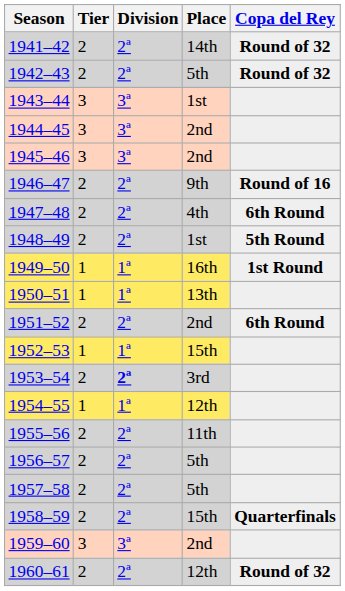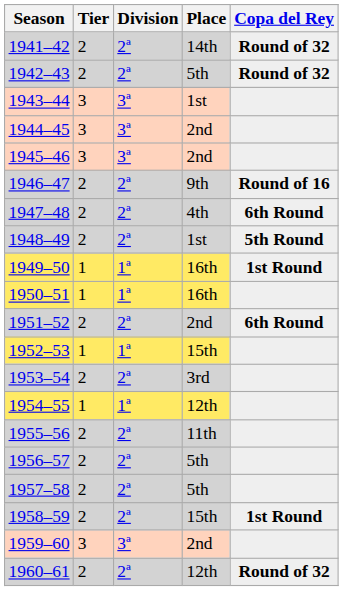(202, 294) 13th -> (202, 294) 16th
(124, 377) bold -> (124, 377) normal
(285, 516) Quarterfinals -> (284, 516) 1st Round
